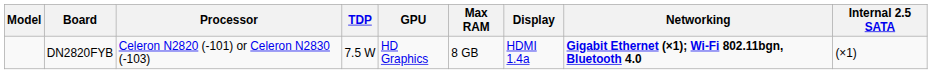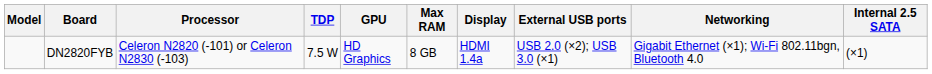+ column: (573, 20)
(675, 52) bold -> (737, 52) normal
